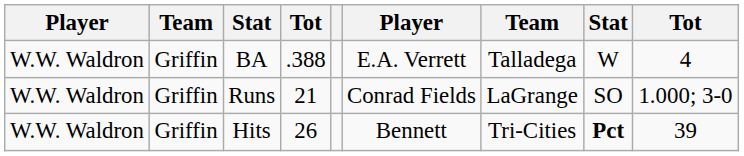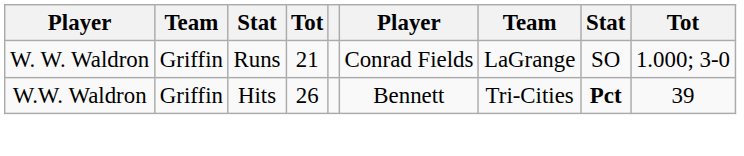- row: (252, 58)
(77, 95) W.W. Waldron -> (80, 58) W. W. Waldron
